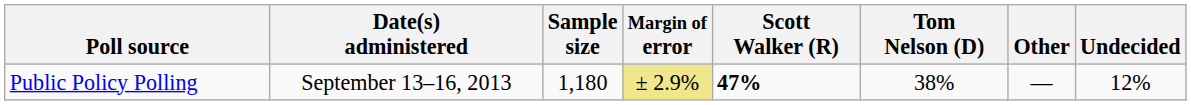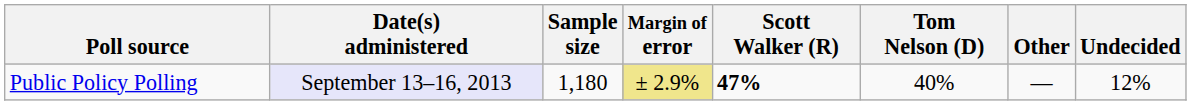(406, 81) no background -> (406, 81) lavender background
(934, 81) 38% -> (934, 81) 40%
